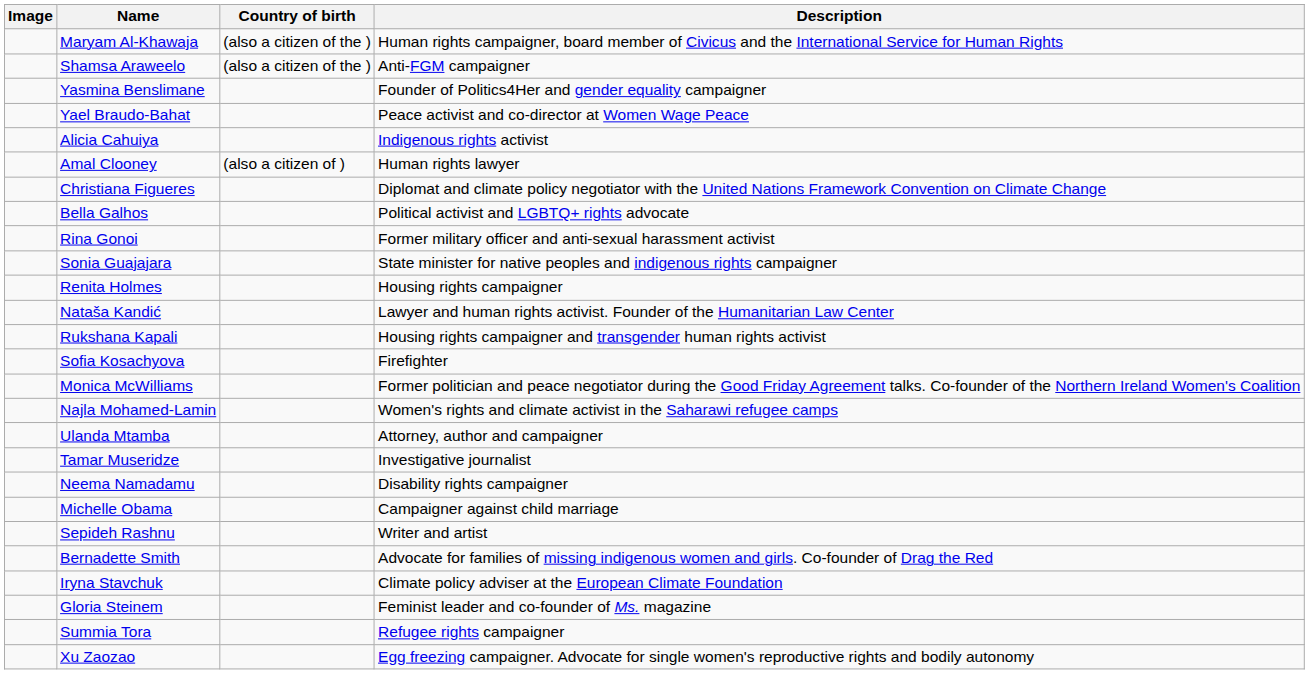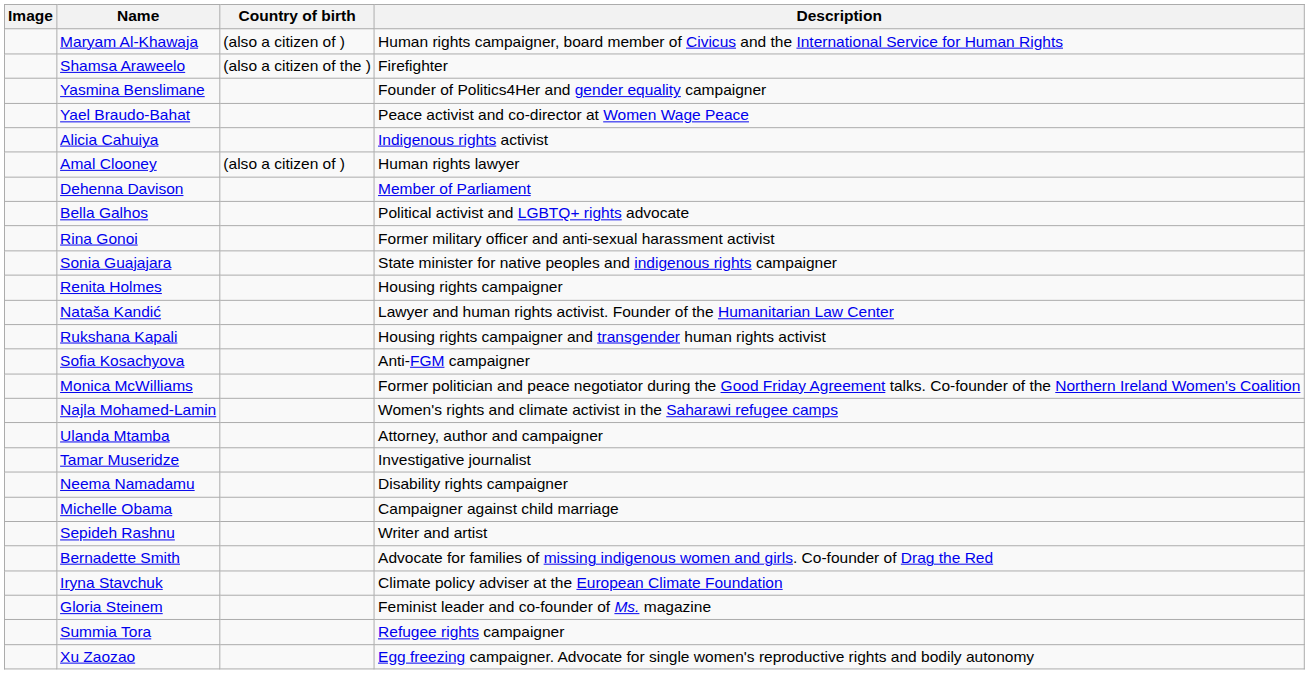(297, 41) (also a citizen of the ) -> (284, 41) (also a citizen of )
(454, 66) Anti-FGM campaigner -> (413, 66) Firefighter
+ row: (122, 189)
- row: (127, 189)
(413, 361) Firefighter -> (454, 361) Anti-FGM campaigner
